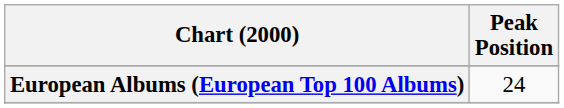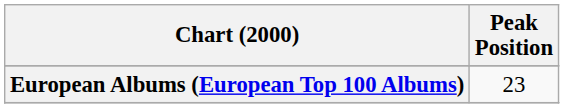(514, 84) 24 -> (514, 84) 23
